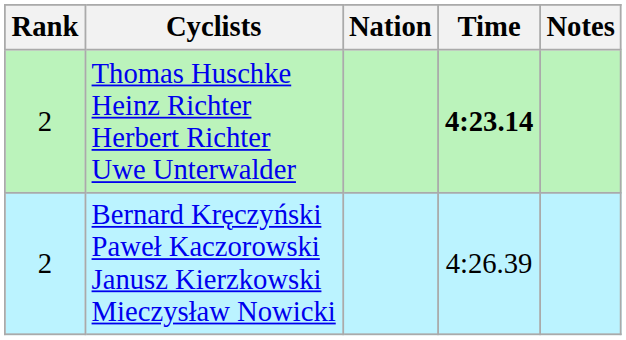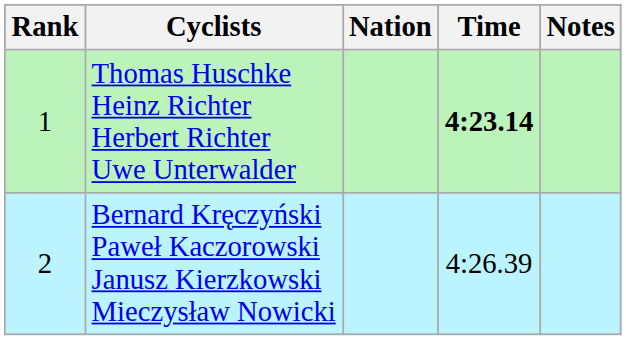(45, 120) 2 -> (45, 120) 1
